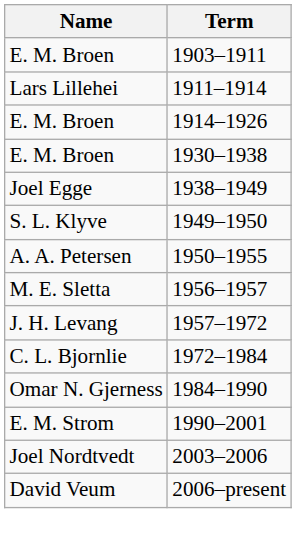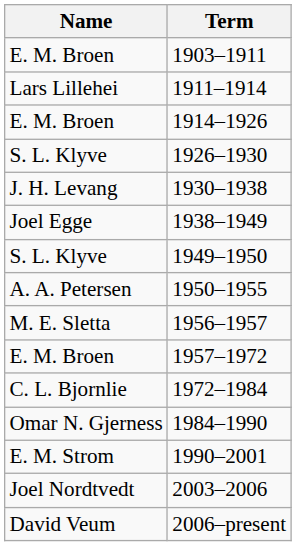+ row: (220, 155)
(62, 155) E. M. Broen -> (63, 188) J. H. Levang
(63, 322) J. H. Levang -> (62, 356) E. M. Broen
